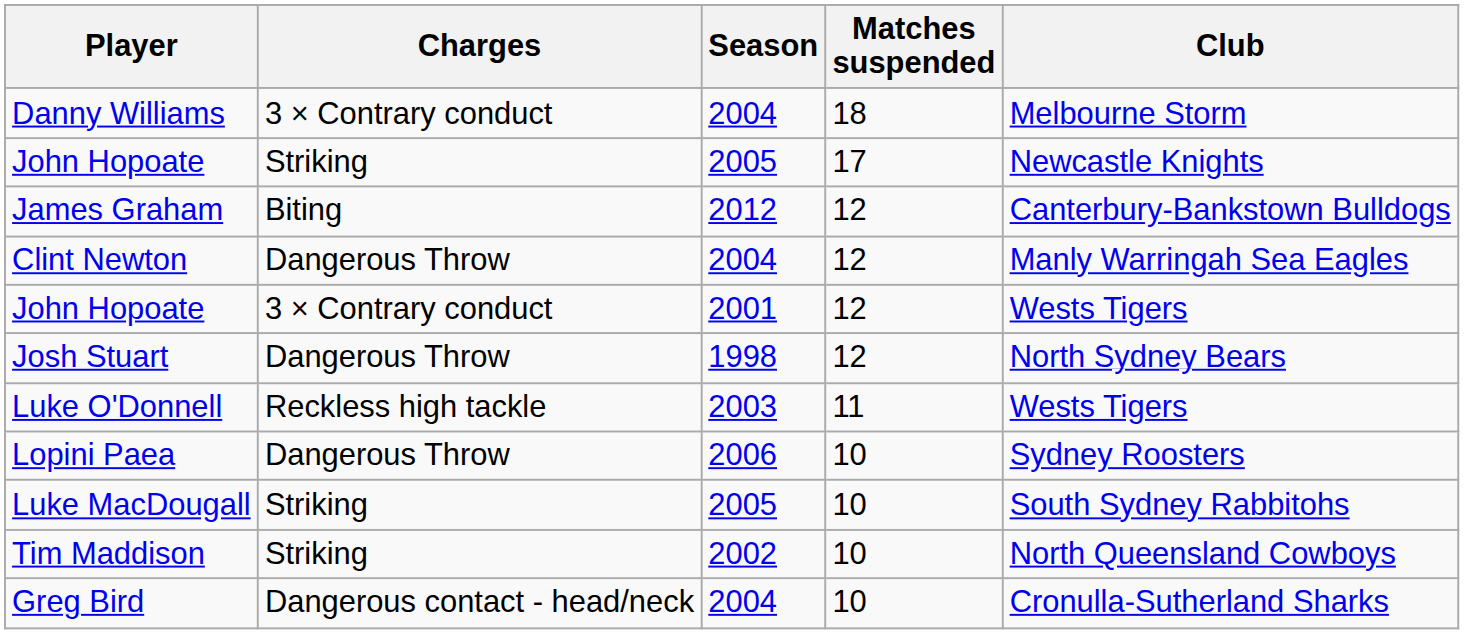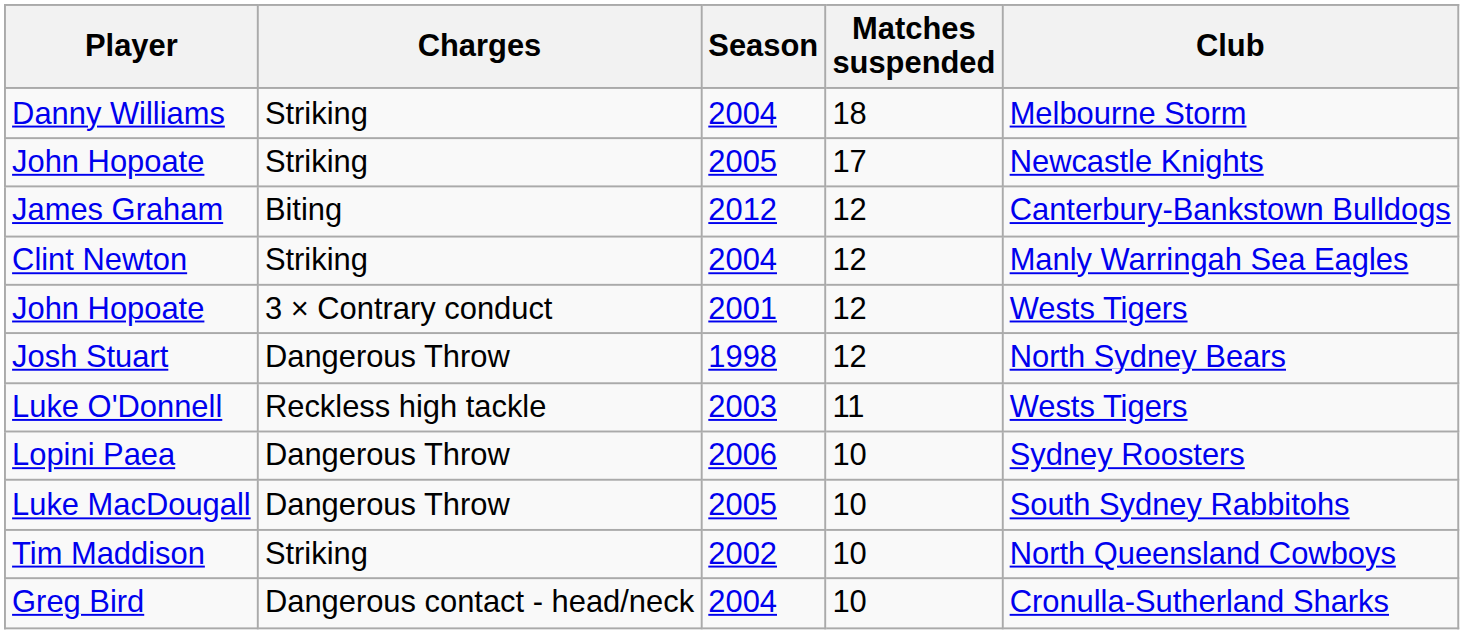(409, 112) 3 × Contrary conduct -> (316, 112) Striking
(387, 259) Dangerous Throw -> (316, 259) Striking
(316, 504) Striking -> (387, 504) Dangerous Throw
